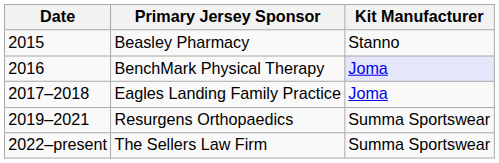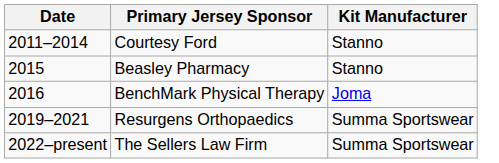+ row: (166, 42)
(368, 68) lavender background -> (352, 94) no background
- row: (228, 94)
